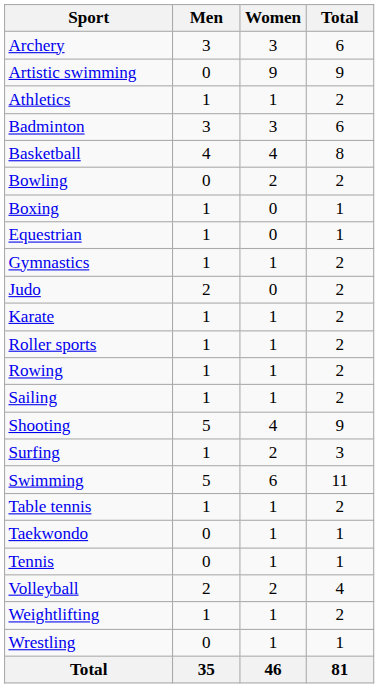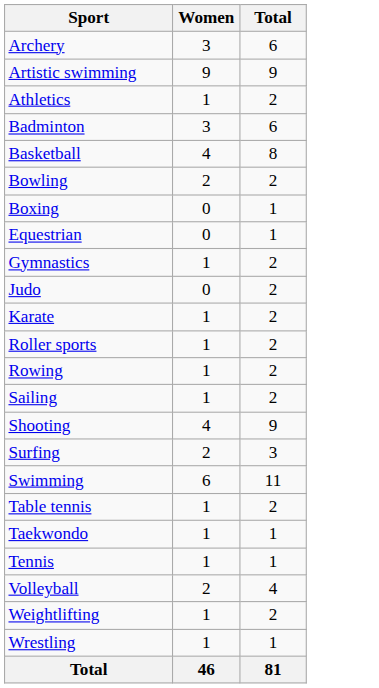- column: (206, 18)
